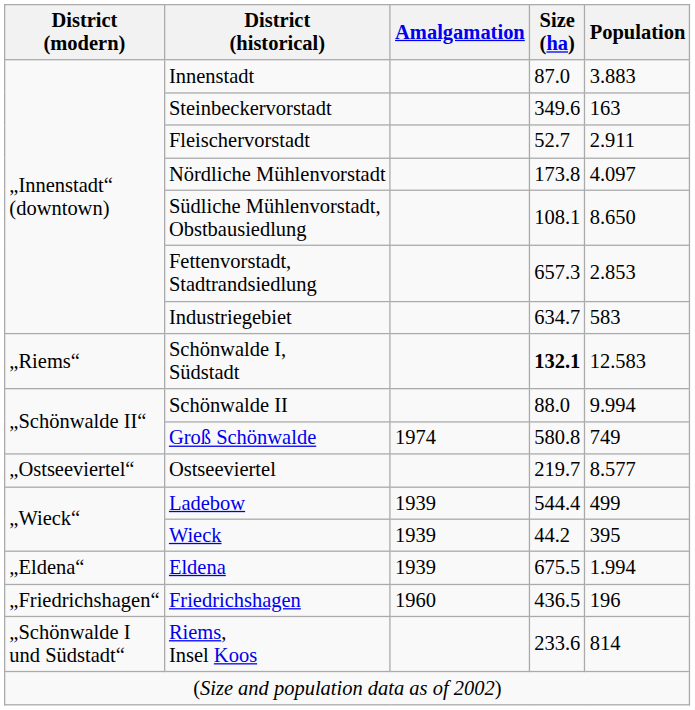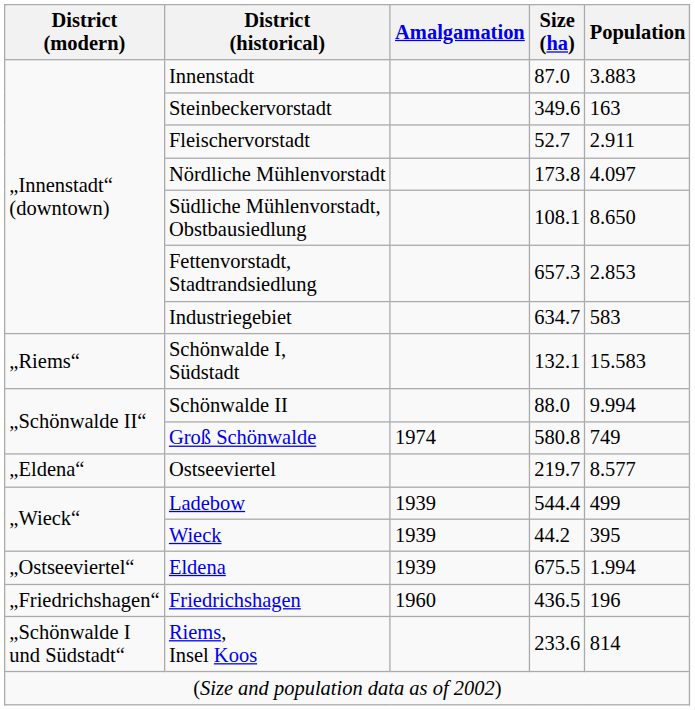(557, 361) bold -> (557, 361) normal
(618, 361) 12.583 -> (618, 361) 15.583
(72, 470) „Ostseeviertel“ -> (47, 470) „Eldena“
(47, 567) „Eldena“ -> (72, 567) „Ostseeviertel“
